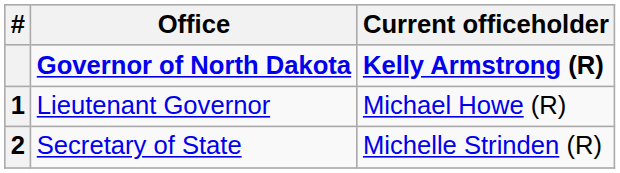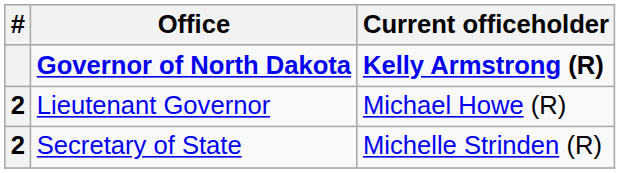(18, 106) 1 -> (18, 106) 2
